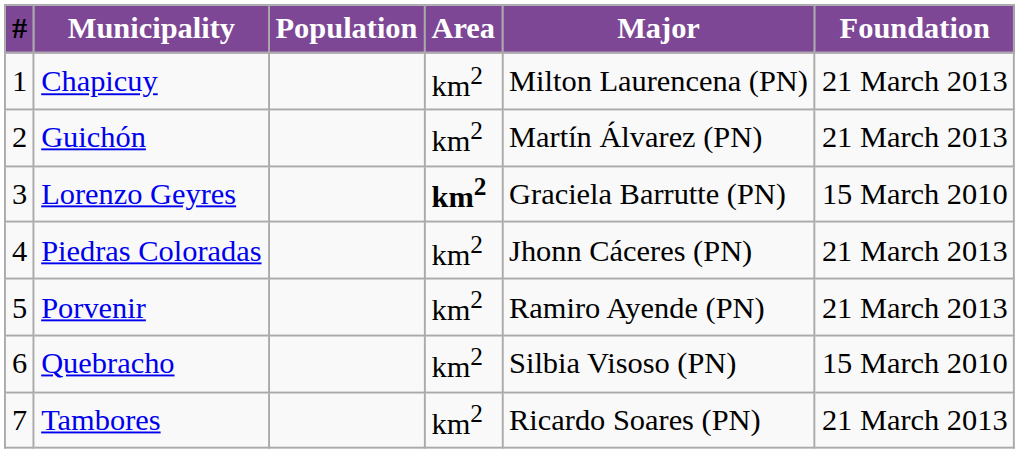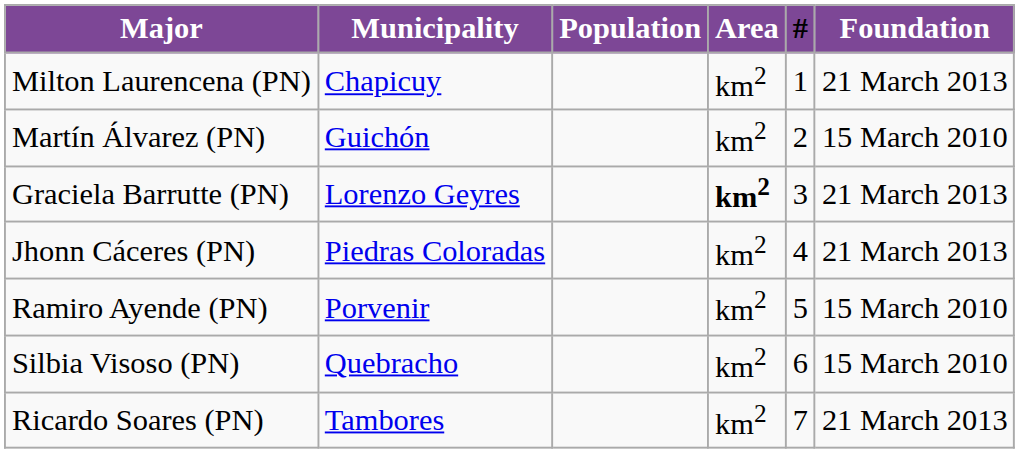columns swapped: (20, 28) <-> (658, 28)
(915, 137) 21 March 2013 -> (915, 137) 15 March 2010
(915, 193) 15 March 2010 -> (915, 193) 21 March 2013
(915, 306) 21 March 2013 -> (915, 306) 15 March 2010
